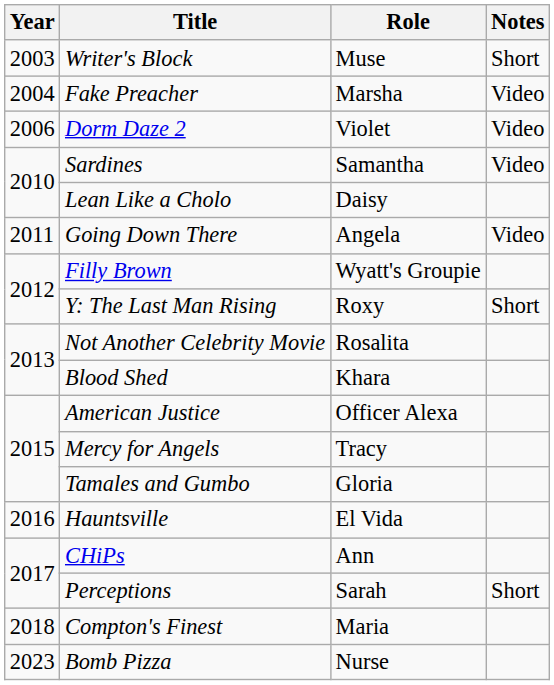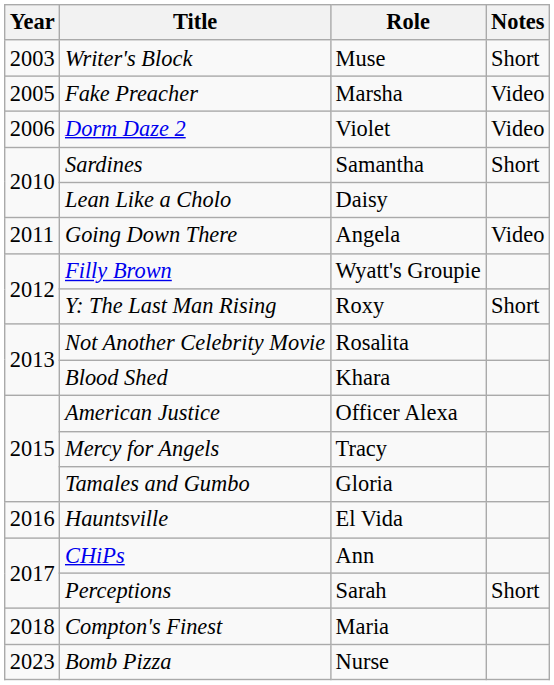(32, 93) 2004 -> (32, 93) 2005
(518, 164) Video -> (515, 164) Short
